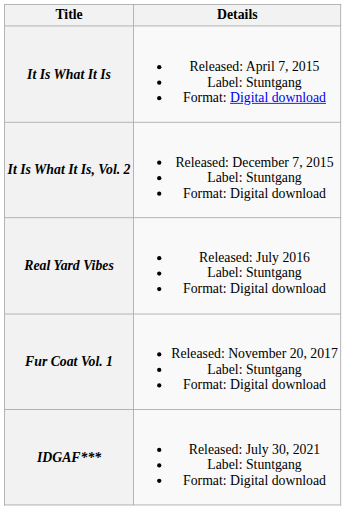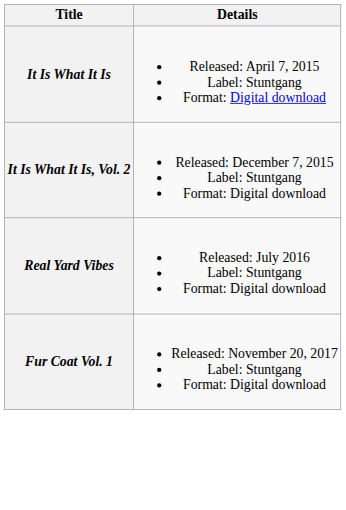- row: (69, 457)
